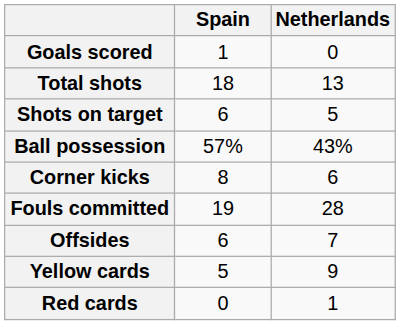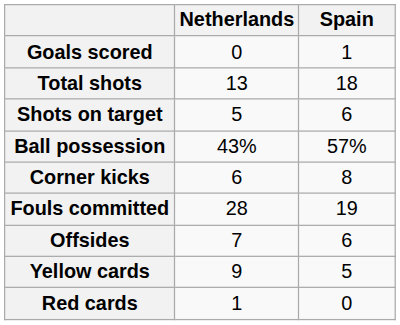columns swapped: (333, 20) <-> (223, 20)
